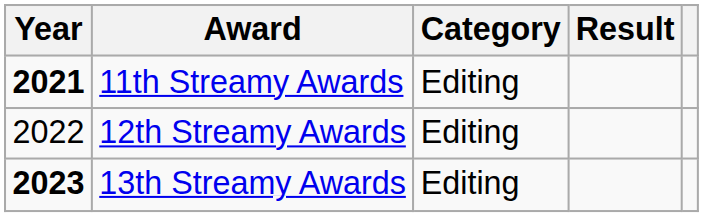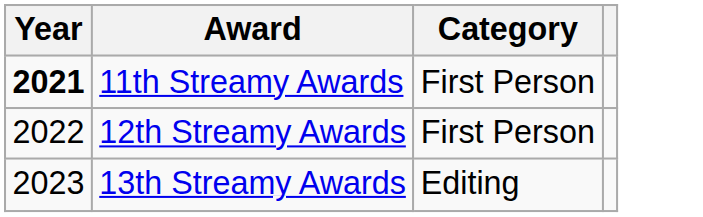- column: (625, 30)
(470, 81) Editing -> (508, 81) First Person
(470, 132) Editing -> (508, 132) First Person
(48, 183) bold -> (48, 183) normal
